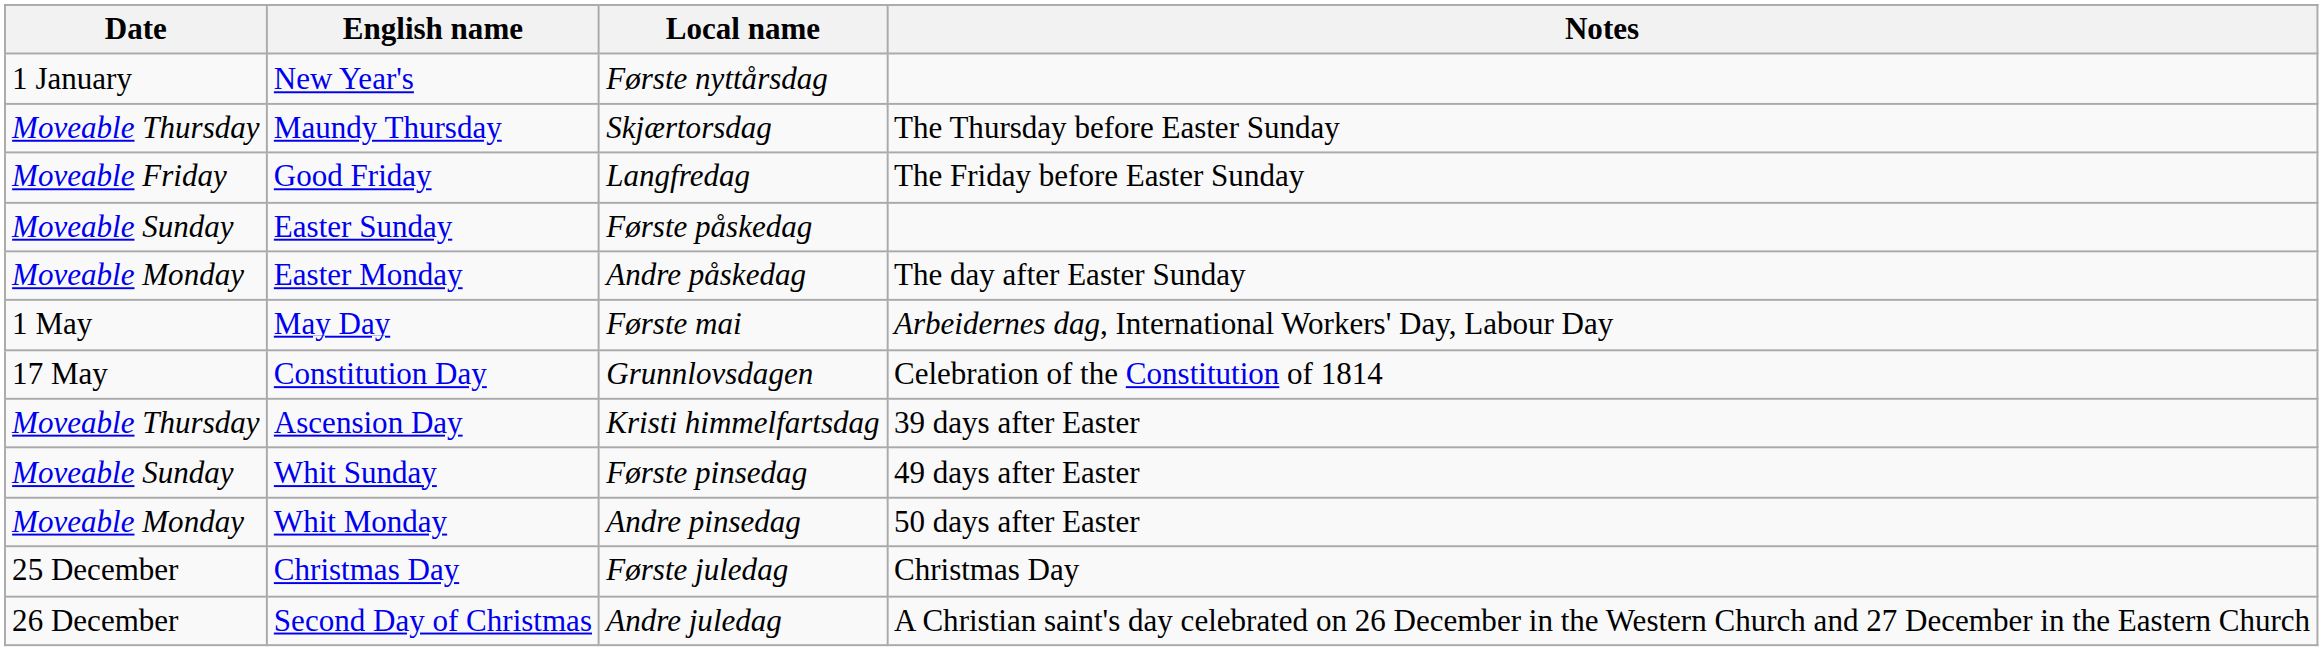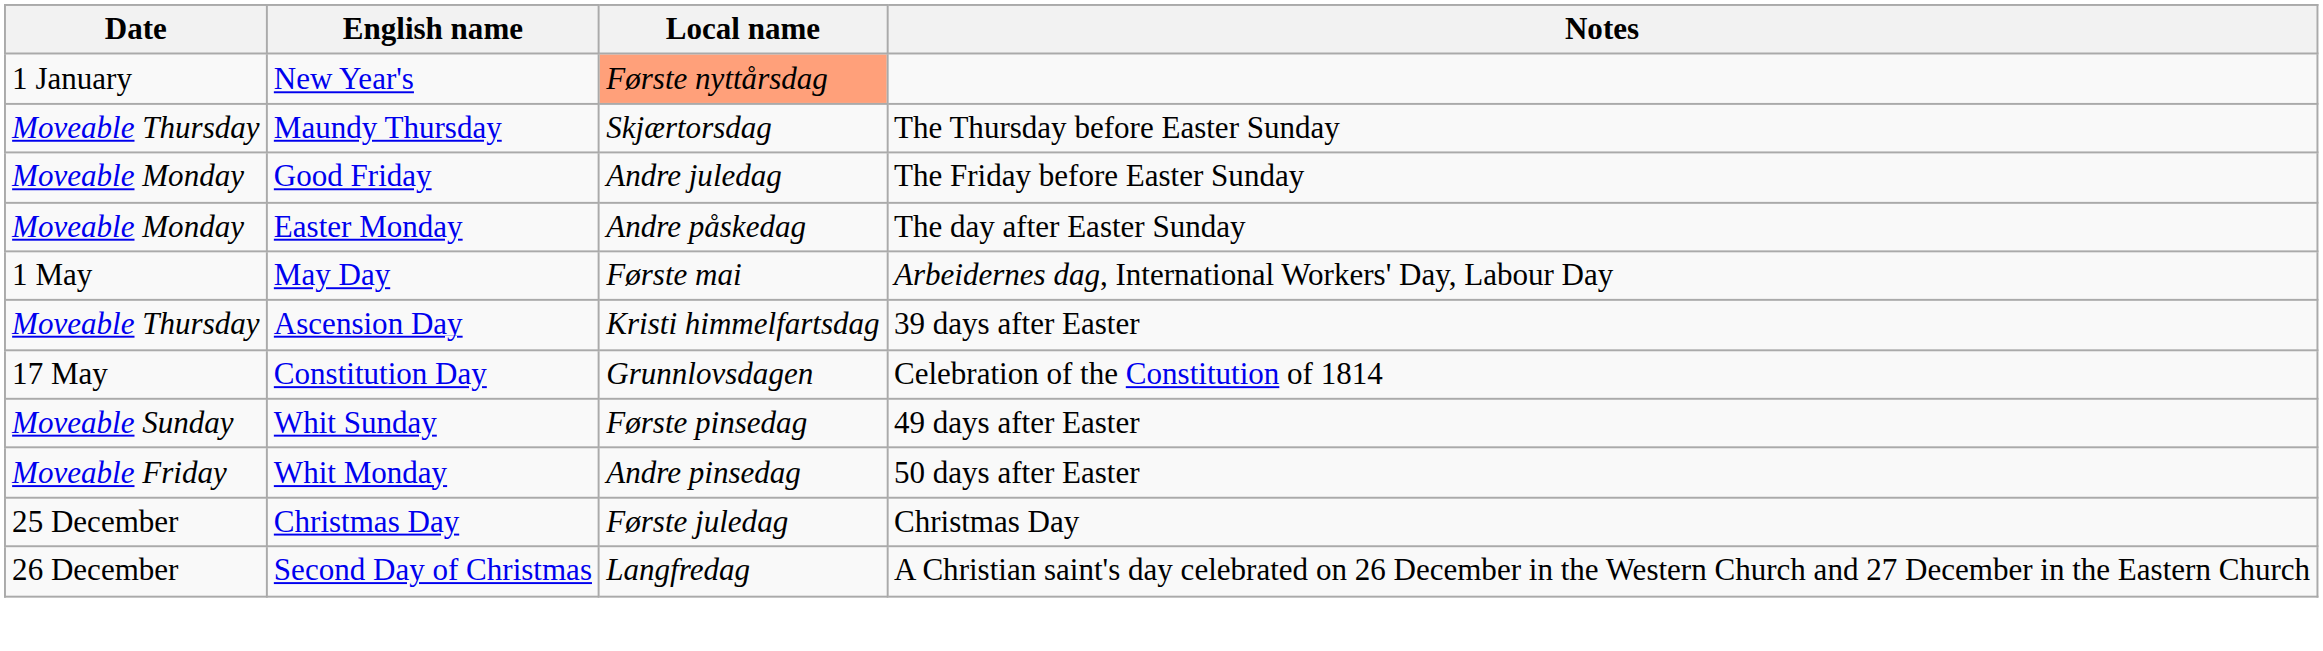(717, 78) no background -> (717, 78) lightsalmon background
(119, 176) Moveable Friday -> (128, 176) Moveable Monday
(678, 176) Langfredag -> (694, 176) Andre juledag
- row: (363, 226)
rows swapped: (380, 373) <-> (368, 422)
(128, 521) Moveable Monday -> (119, 472) Moveable Friday
(694, 619) Andre juledag -> (678, 570) Langfredag
